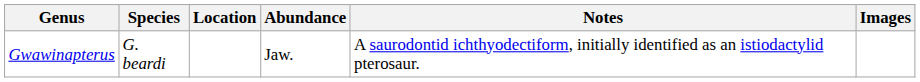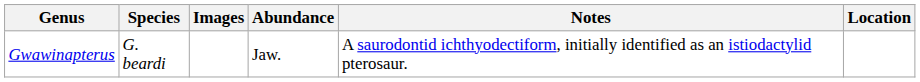columns swapped: (225, 17) <-> (885, 17)
